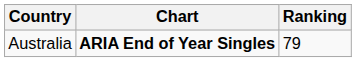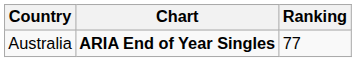(292, 43) 79 -> (292, 43) 77
